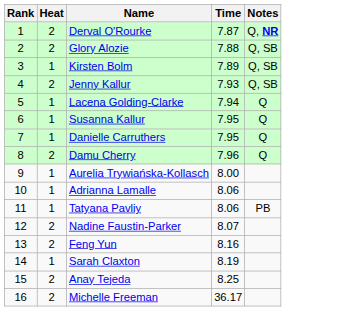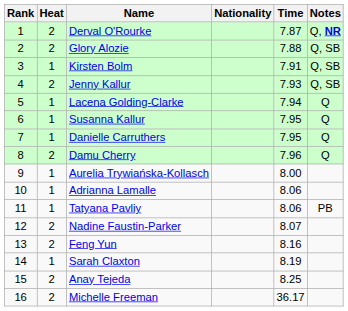+ column: (243, 13)
(228, 66) 7.89 -> (291, 66) 7.91
